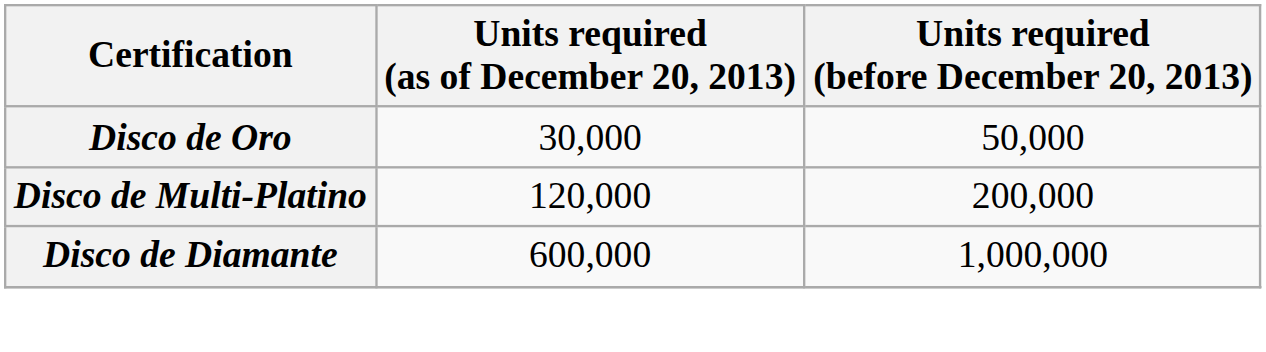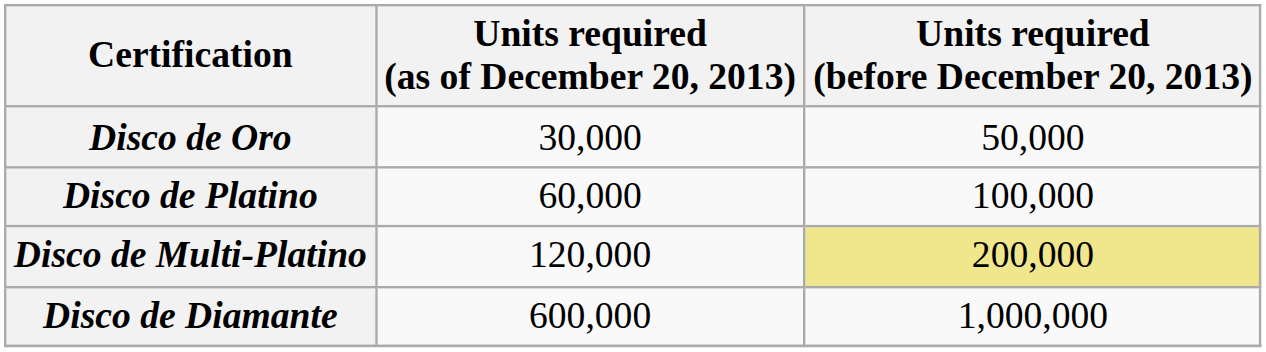+ row: (190, 195)
(1033, 195) no background -> (1033, 255) khaki background
